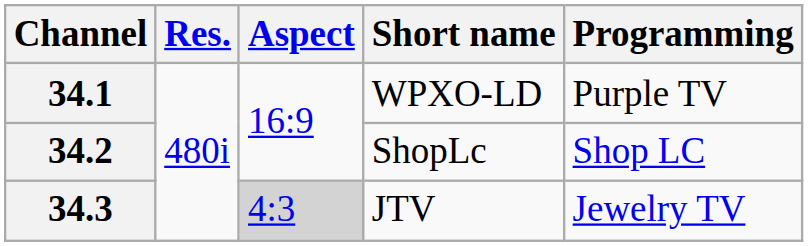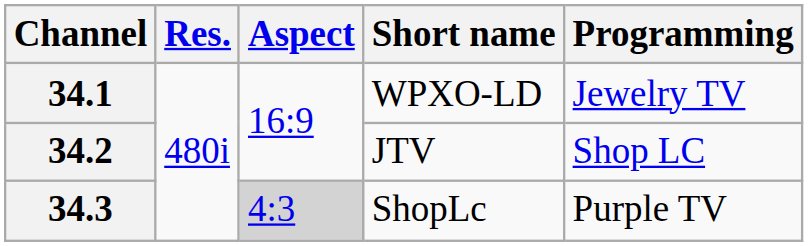(650, 92) Purple TV -> (659, 92) Jewelry TV
(429, 151) ShopLc -> (404, 151) JTV
(404, 209) JTV -> (429, 209) ShopLc
(659, 209) Jewelry TV -> (650, 209) Purple TV
